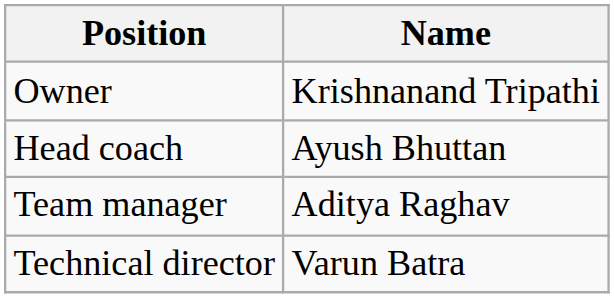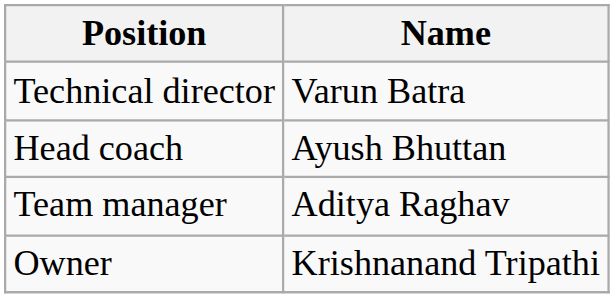rows swapped: (63, 90) <-> (144, 262)
